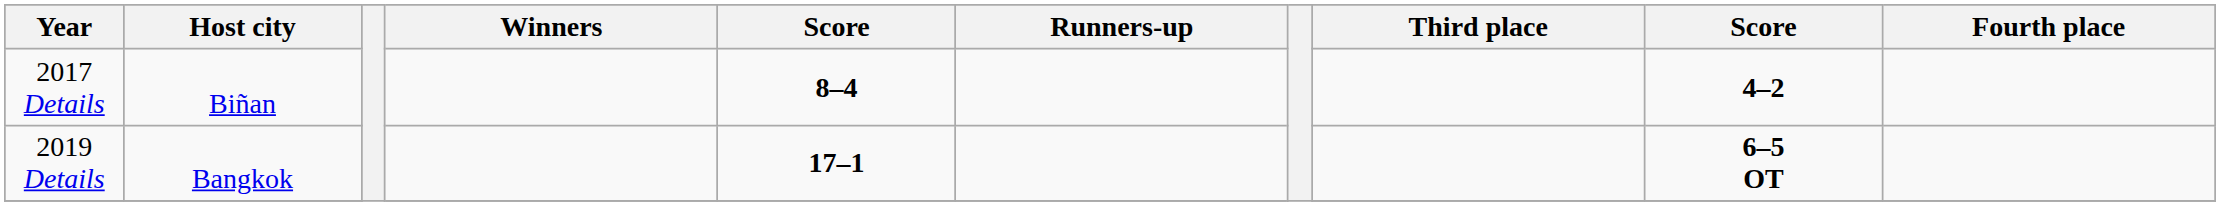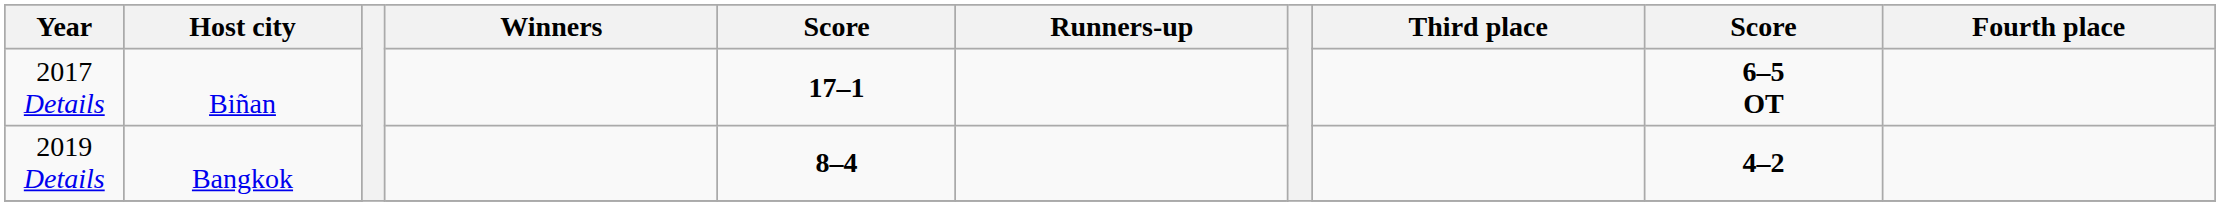(837, 86) 8–4 -> (837, 86) 17–1
(1763, 86) 4–2 -> (1763, 86) 6–5 OT
(837, 162) 17–1 -> (837, 162) 8–4
(1763, 162) 6–5 OT -> (1763, 162) 4–2
